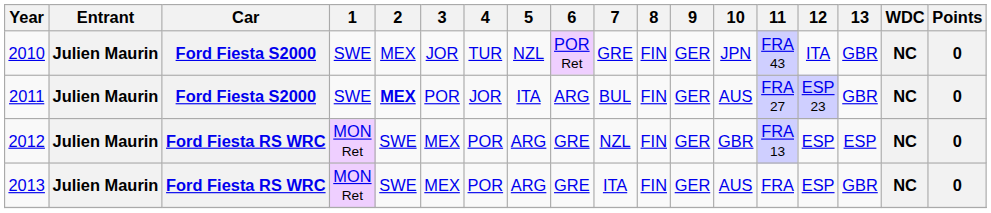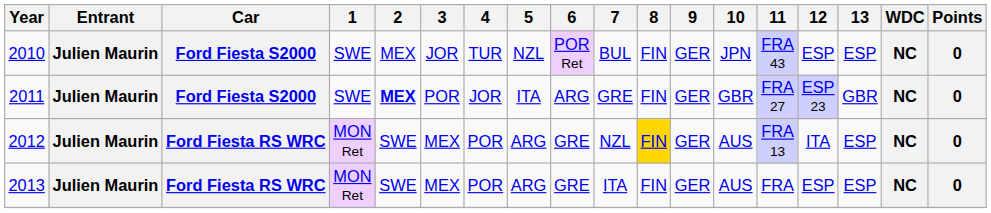(615, 53) GRE -> (615, 53) BUL
(818, 53) ITA -> (818, 53) ESP
(860, 53) GBR -> (860, 53) ESP
(615, 97) BUL -> (615, 97) GRE
(736, 97) AUS -> (736, 97) GBR
(654, 141) no background -> (654, 141) gold background
(736, 141) GBR -> (736, 141) AUS
(818, 141) ESP -> (818, 141) ITA
(860, 186) GBR -> (860, 186) ESP
